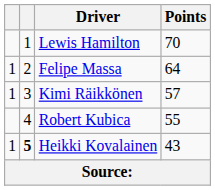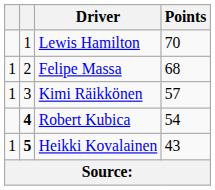(172, 68) 64 -> (172, 68) 68
(27, 120) normal -> (27, 120) bold
(172, 120) 55 -> (172, 120) 54
